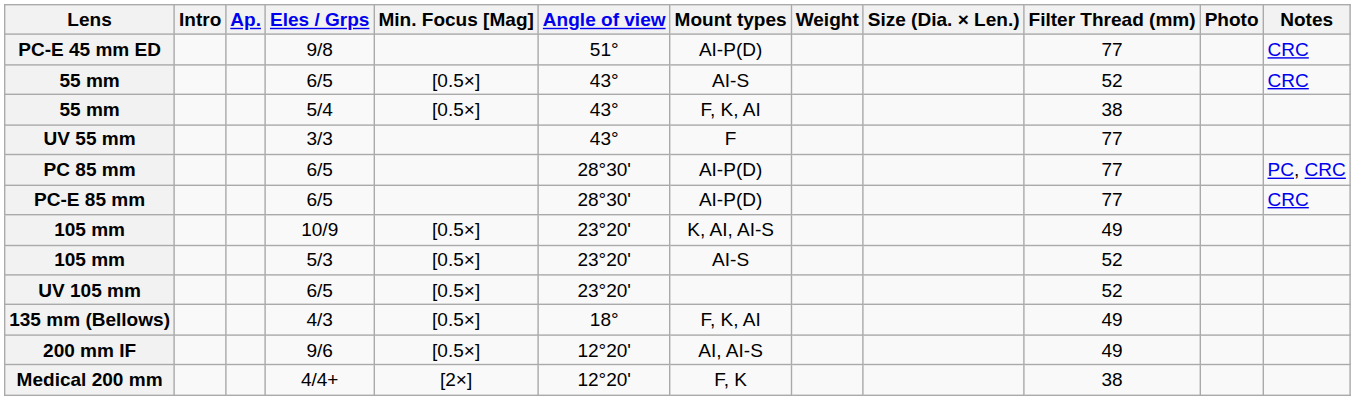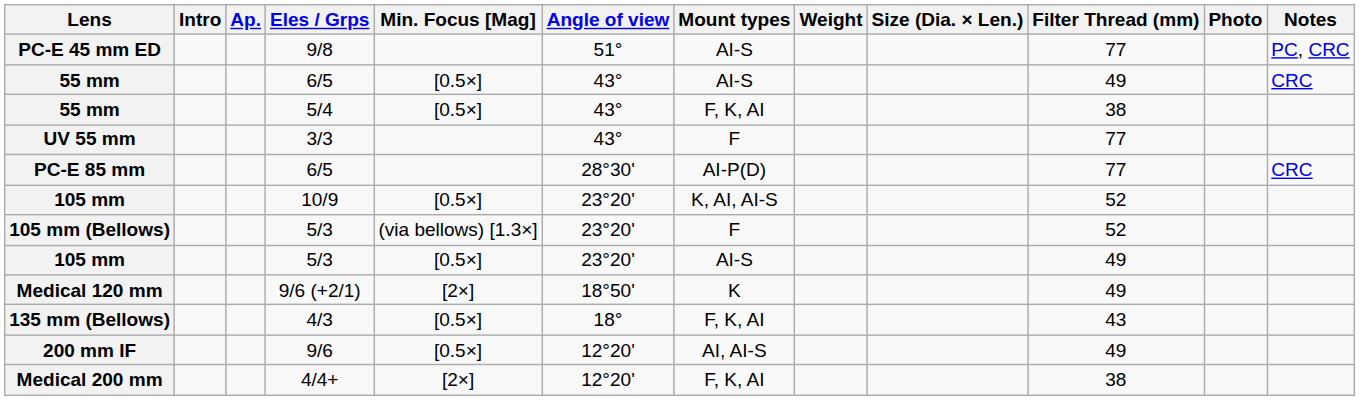(731, 49) AI-P(D) -> (734, 49) AI-S
(1288, 49) CRC -> (1310, 49) PC, CRC
(1112, 79) 52 -> (1116, 79) 49
- row: (90, 169)
(1112, 229) 49 -> (1116, 199) 52
+ row: (90, 229)
(1112, 259) 52 -> (1116, 259) 49
- row: (90, 289)
+ row: (90, 289)
(1112, 319) 49 -> (1116, 319) 43
(731, 379) F, K -> (734, 379) F, K, AI
